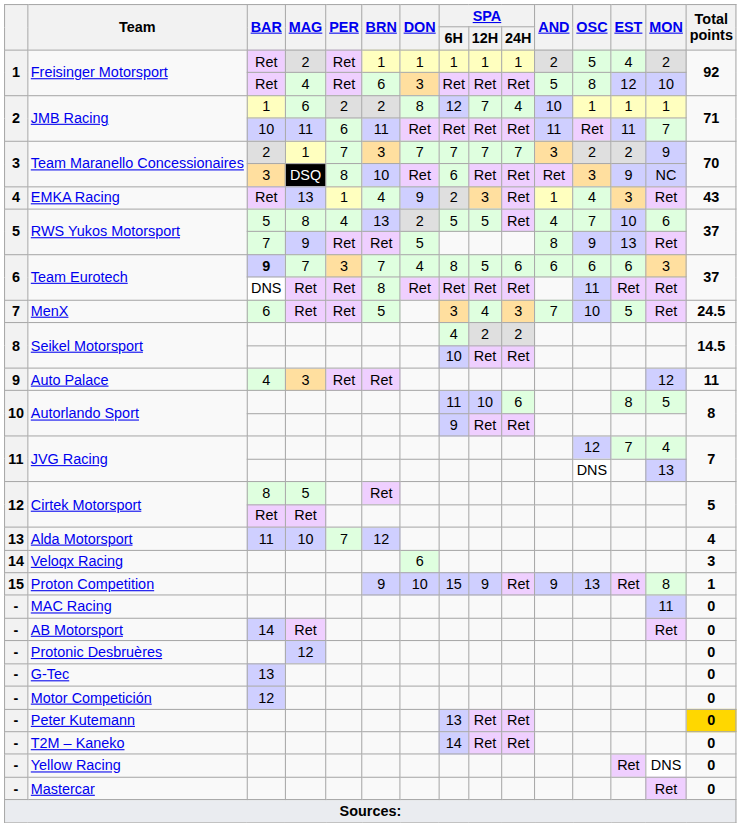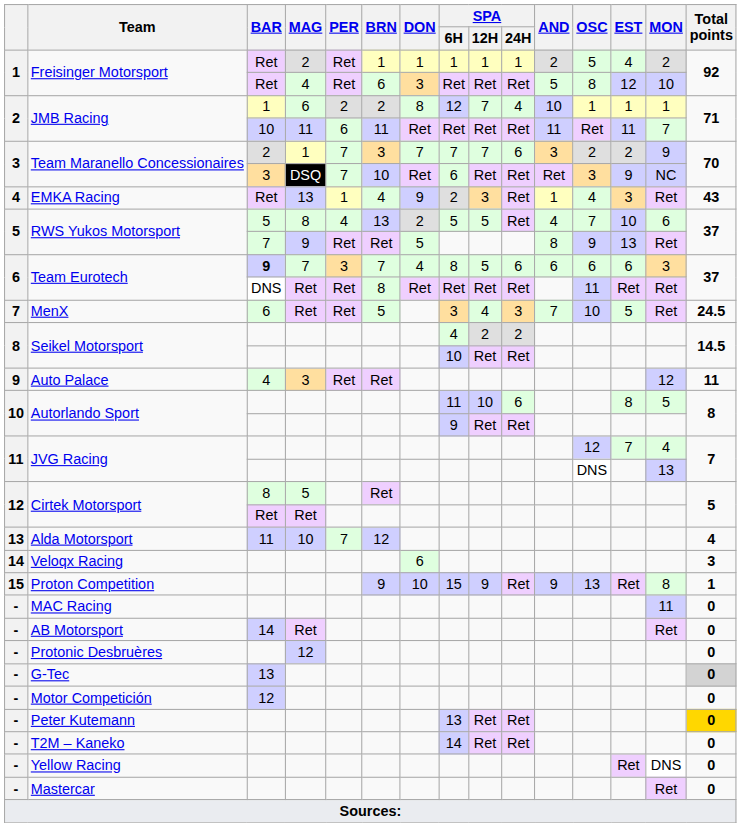(518, 152) 7 -> (518, 152) 6
(344, 175) 8 -> (344, 175) 7
(711, 674) no background -> (711, 674) lightgrey background
